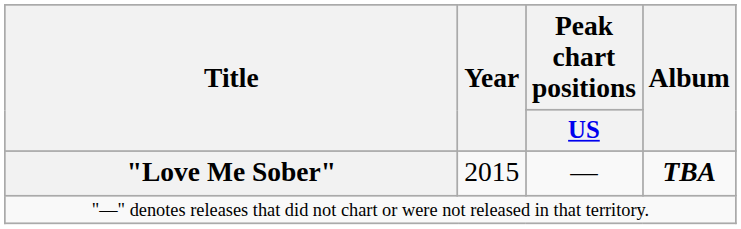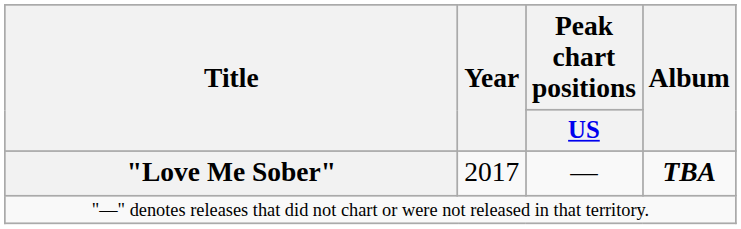(492, 172) 2015 -> (492, 172) 2017
